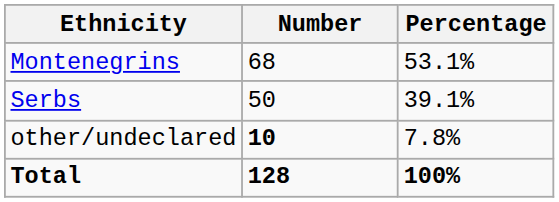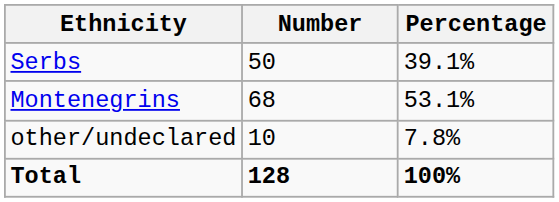rows swapped: (95, 62) <-> (46, 101)
(262, 139) bold -> (262, 139) normal
